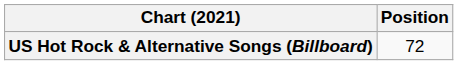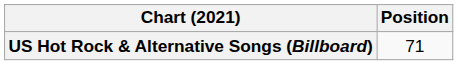(415, 45) 72 -> (415, 45) 71
